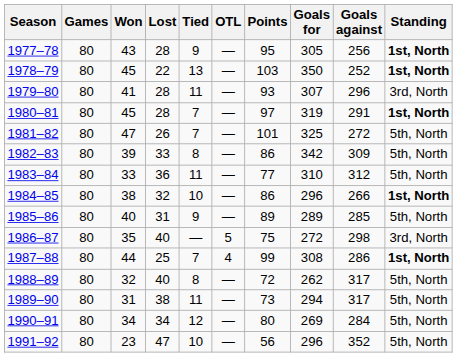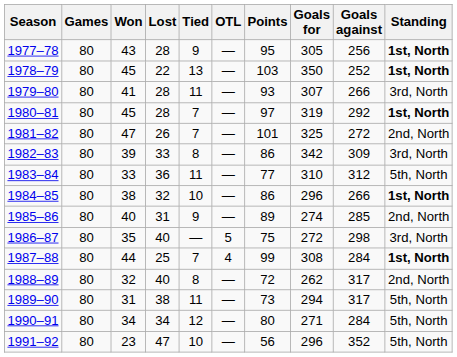(359, 92) 296 -> (359, 92) 266
(359, 112) 291 -> (359, 112) 292
(419, 133) 5th, North -> (419, 133) 2nd, North
(419, 154) 5th, North -> (419, 154) 3rd, North
(312, 216) 289 -> (312, 216) 274
(419, 216) 5th, North -> (419, 216) 2nd, North
(359, 258) 286 -> (359, 258) 284
(419, 279) 5th, North -> (419, 279) 2nd, North
(312, 320) 269 -> (312, 320) 271
